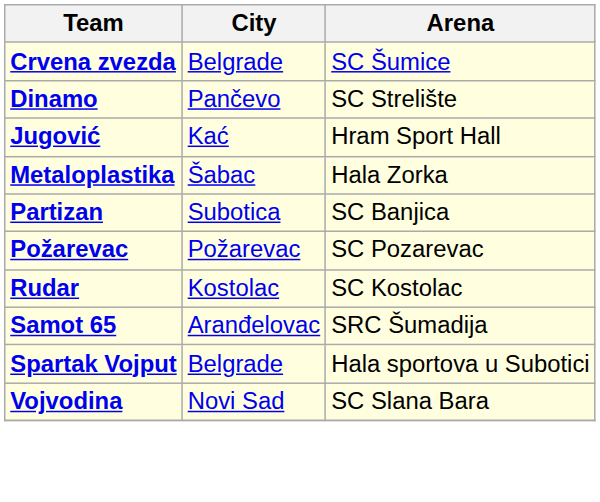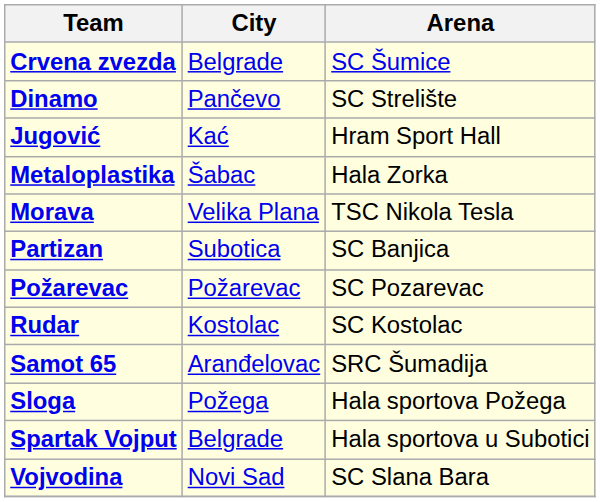+ row: (52, 212)
+ row: (43, 401)
